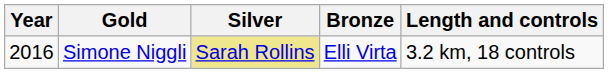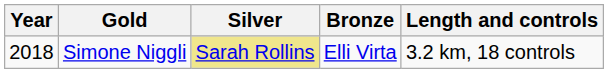(31, 52) 2016 -> (31, 52) 2018
